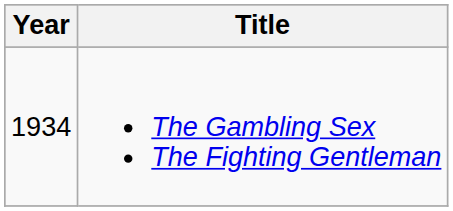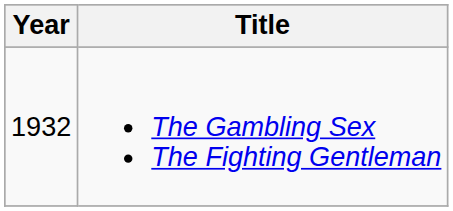(41, 126) 1934 -> (41, 126) 1932
